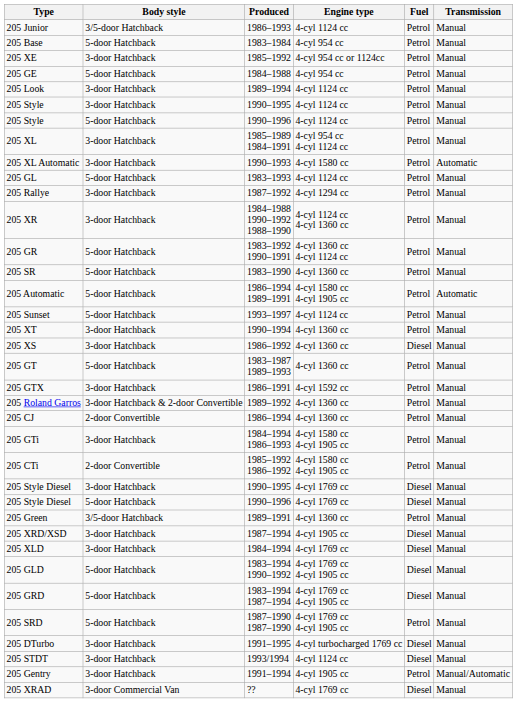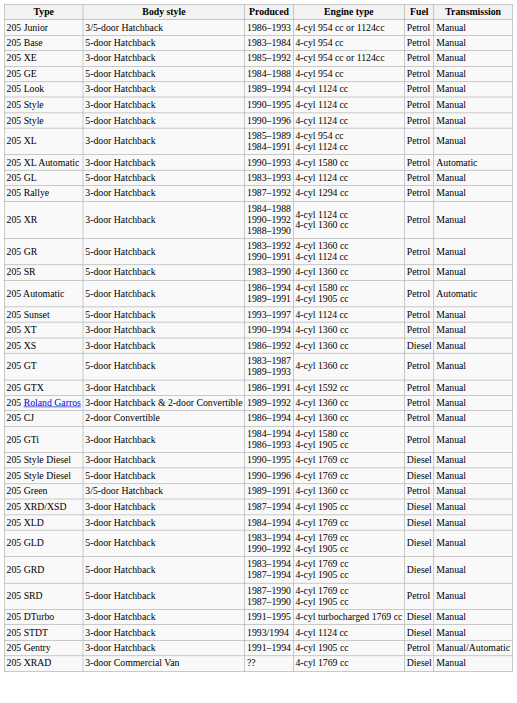(322, 27) 4-cyl 1124 cc -> (340, 27) 4-cyl 954 cc or 1124cc
- row: (23, 466)
